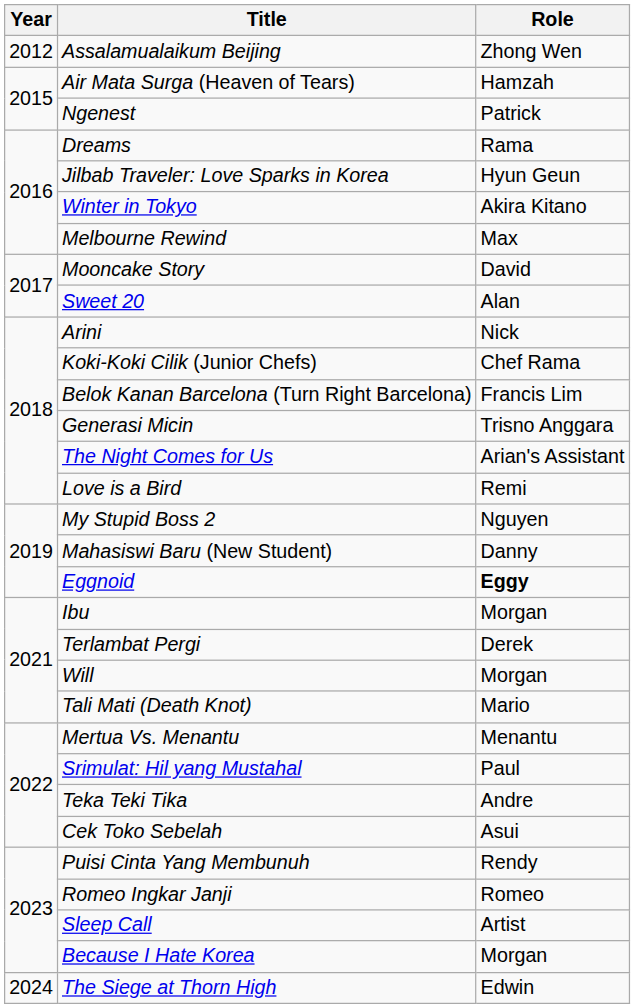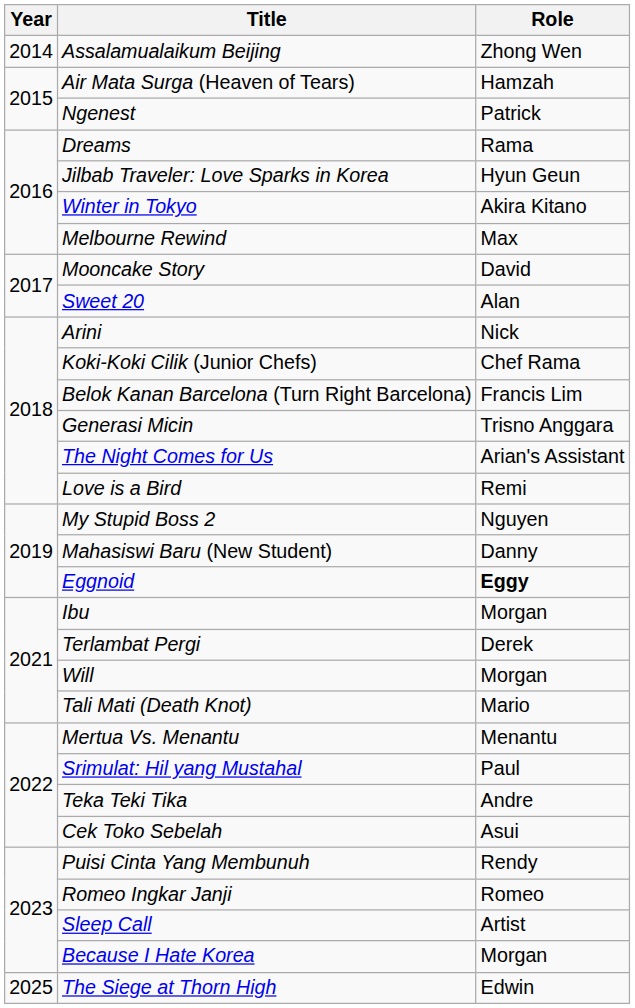(31, 51) 2012 -> (31, 51) 2014
(31, 987) 2024 -> (31, 987) 2025
